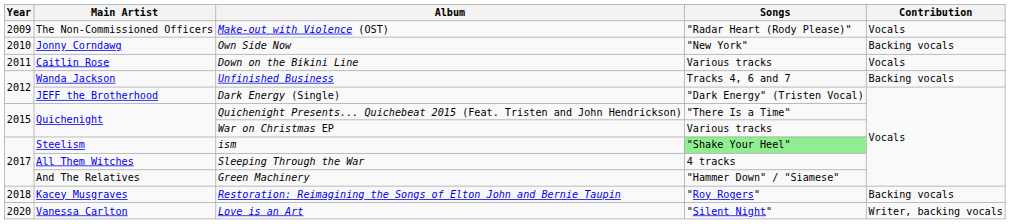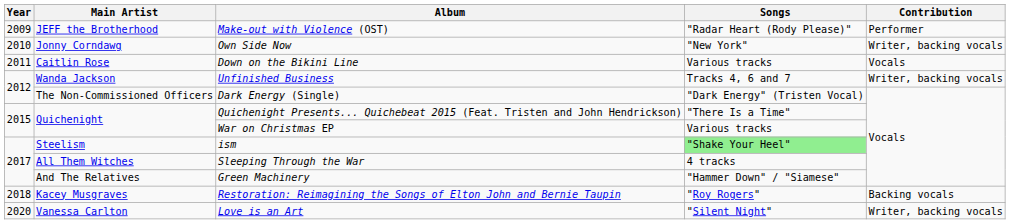(125, 29) The Non-Commissioned Officers -> (97, 29) JEFF the Brotherhood
(887, 29) Vocals -> (896, 29) Performer
(911, 46) Backing vocals -> (936, 46) Writer, backing vocals
(911, 79) Backing vocals -> (936, 79) Writer, backing vocals
(97, 95) JEFF the Brotherhood -> (125, 95) The Non-Commissioned Officers
